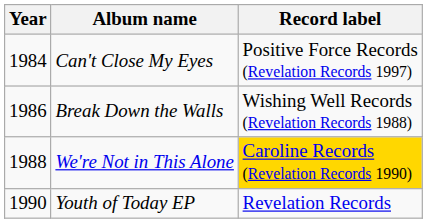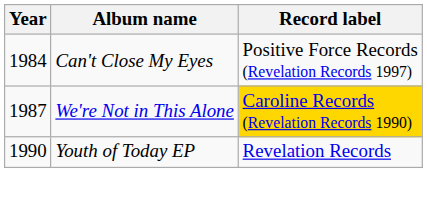- row: (139, 111)
(28, 162) 1988 -> (28, 111) 1987
